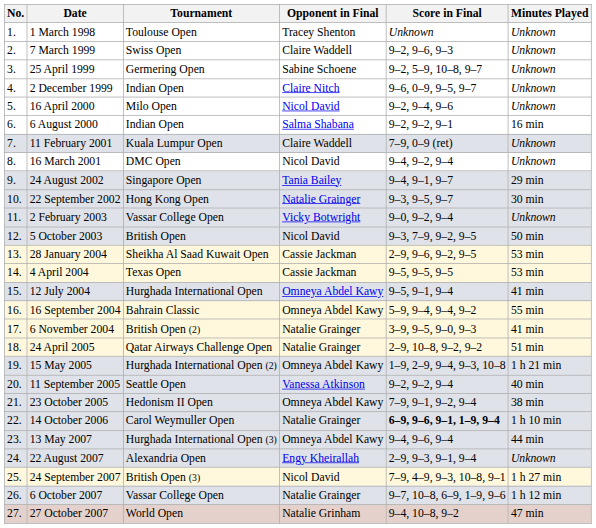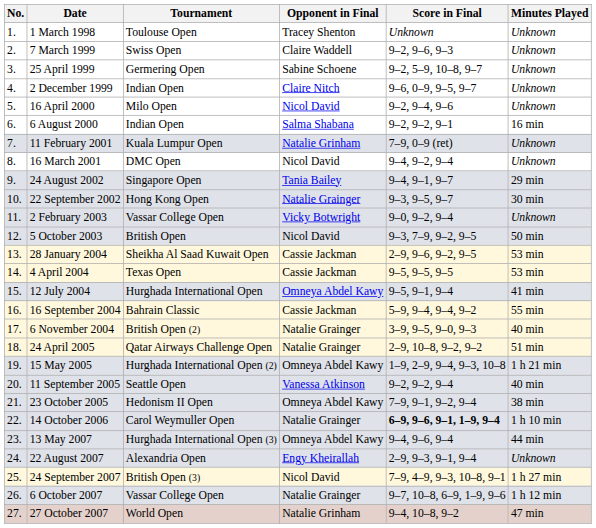(317, 143) Claire Waddell -> (321, 143) Natalie Grinham
(333, 310) Omneya Abdel Kawy -> (319, 310) Cassie Jackman
(527, 328) 41 min -> (527, 328) 40 min
